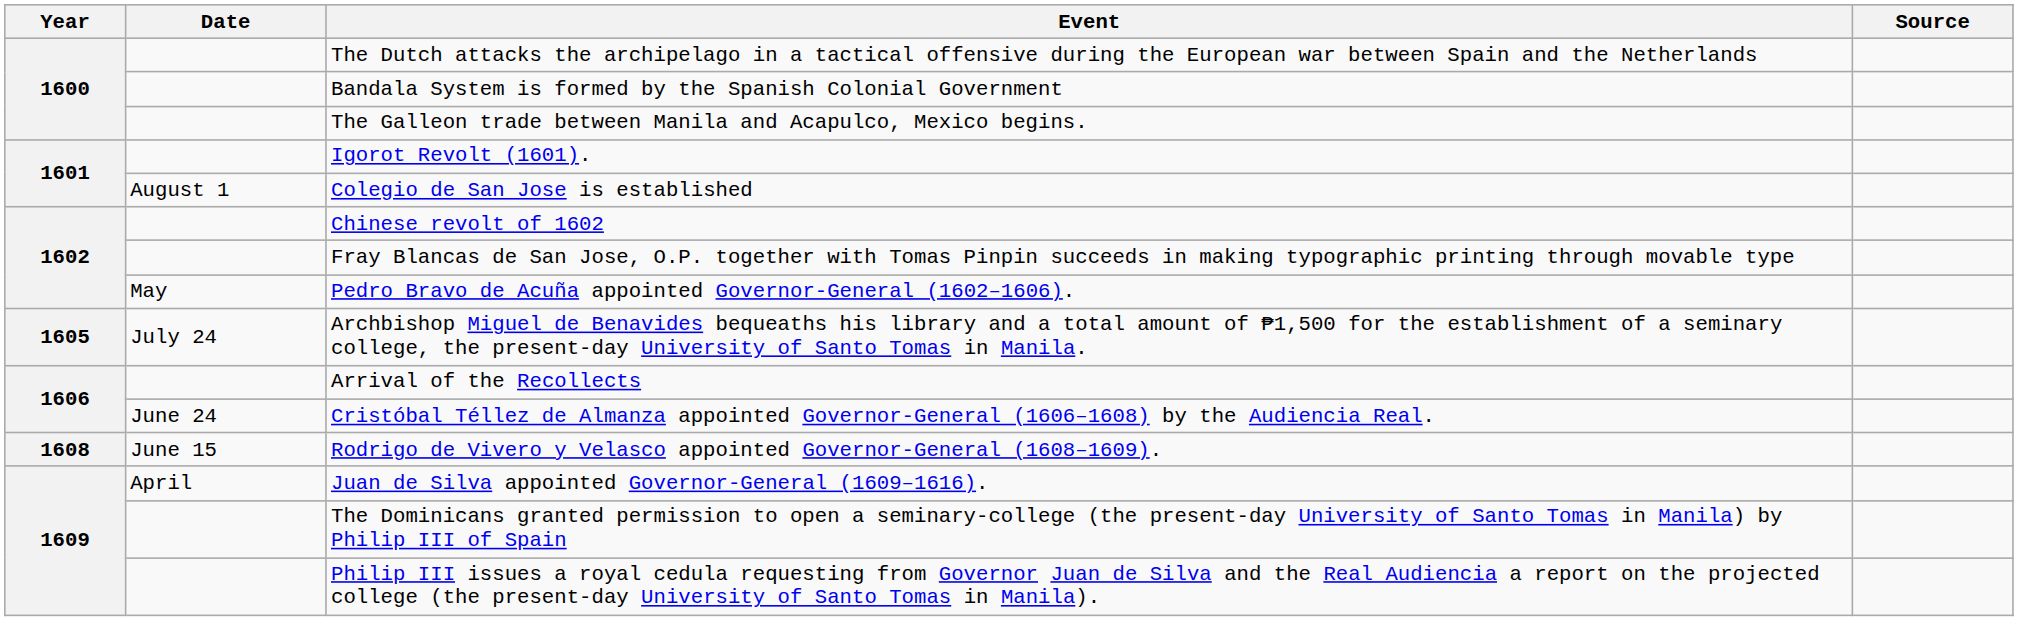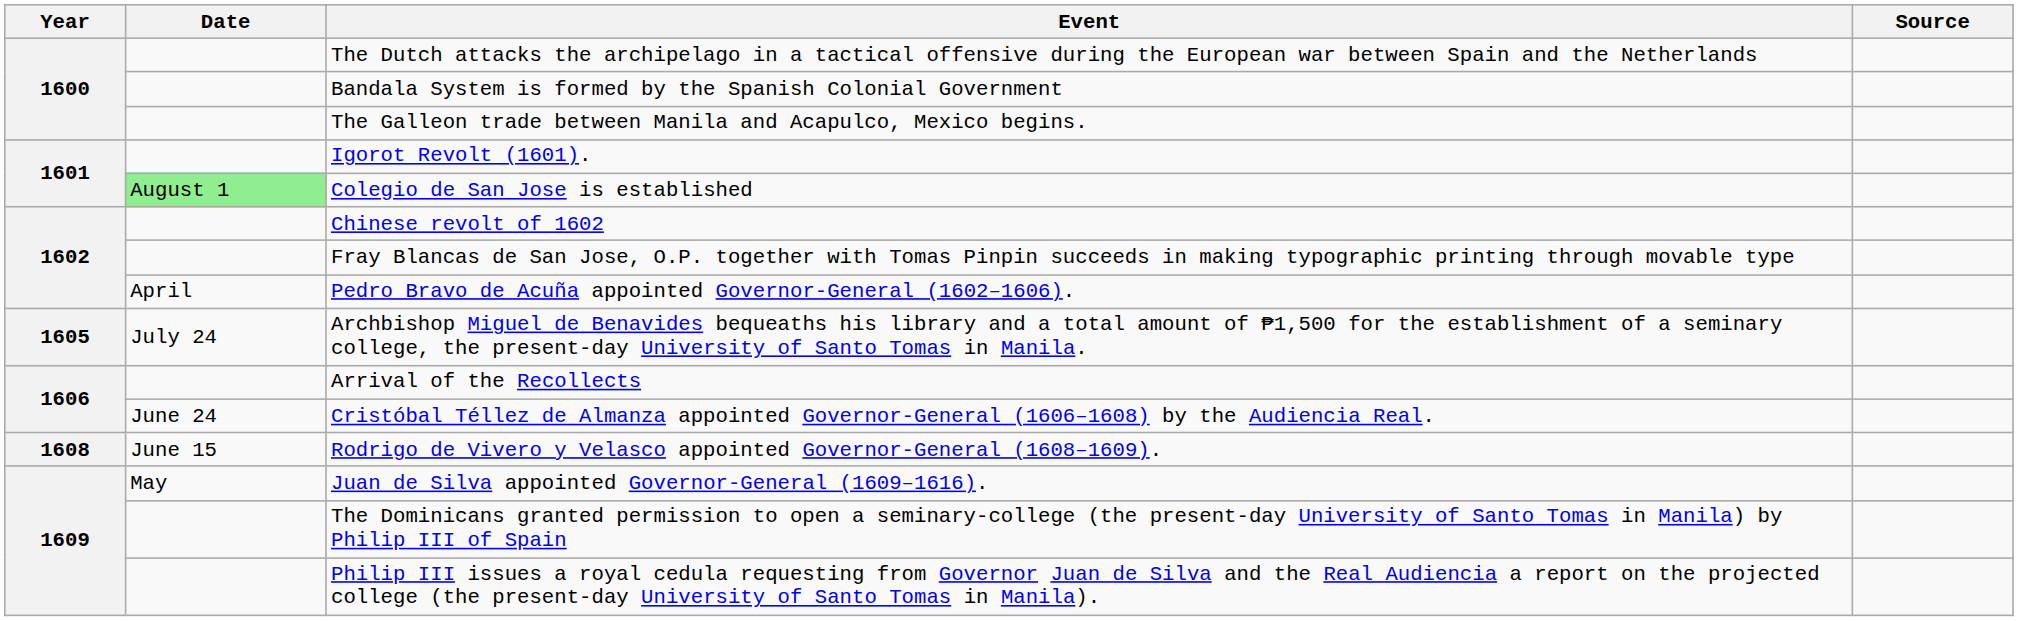(180, 190) no background -> (180, 190) lightgreen background
(149, 291) May -> (161, 291) April
(161, 483) April -> (149, 483) May
